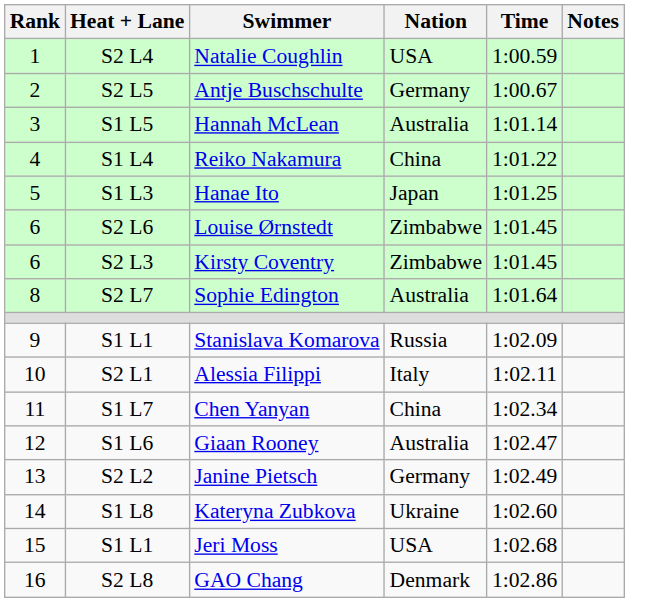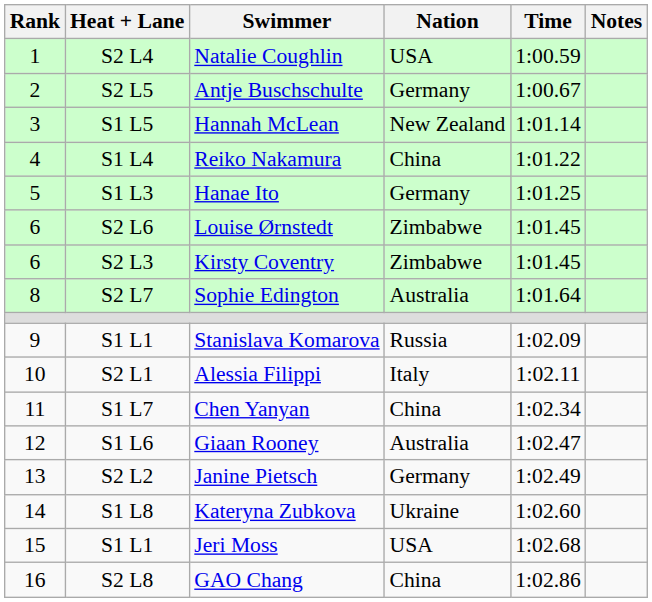(429, 124) Australia -> (447, 124) New Zealand
(414, 192) Japan -> (430, 192) Germany
(430, 579) Denmark -> (415, 579) China
